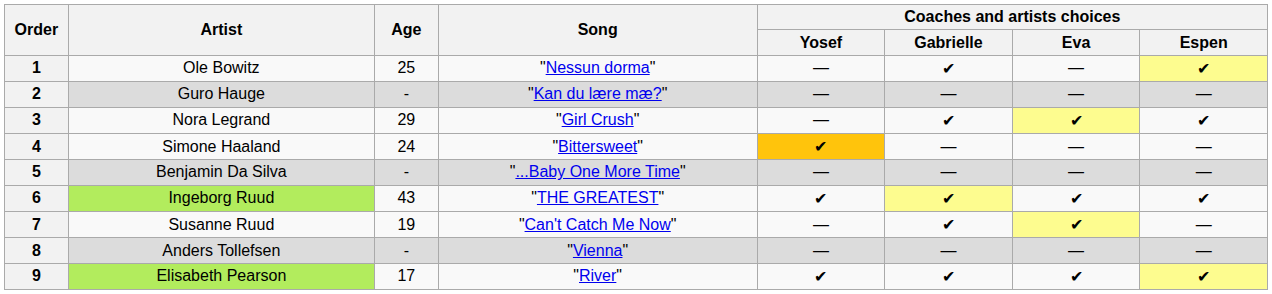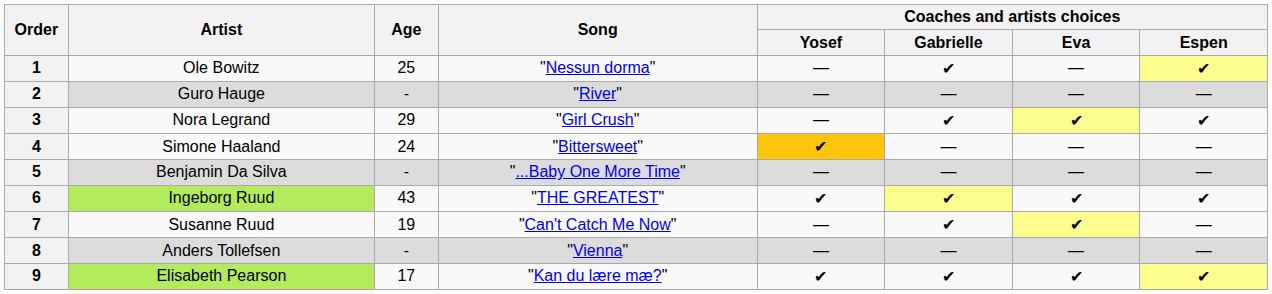(598, 94) "Kan du lære mæ?" -> (598, 94) "River"
(598, 276) "River" -> (598, 276) "Kan du lære mæ?"
